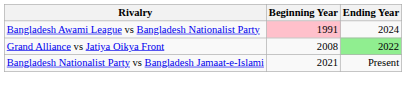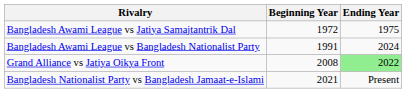+ row: (121, 29)
(327, 29) pink background -> (327, 46) no background
